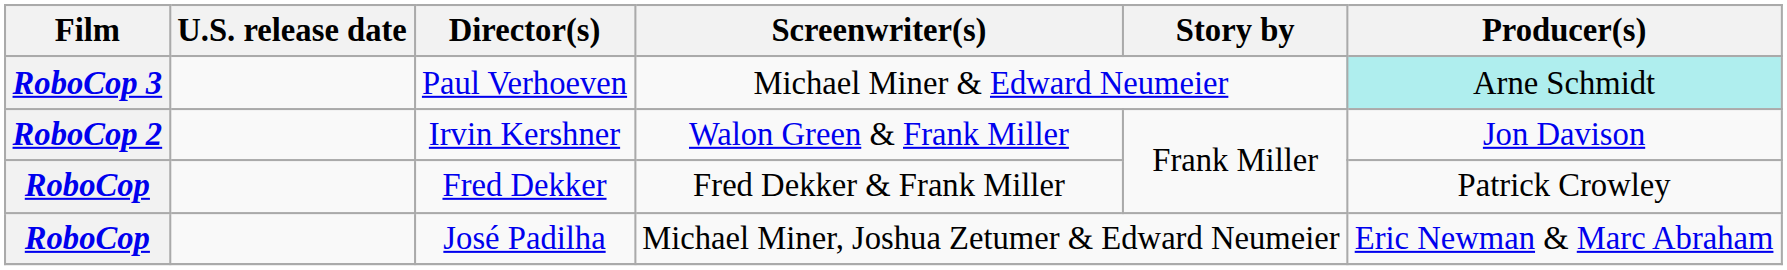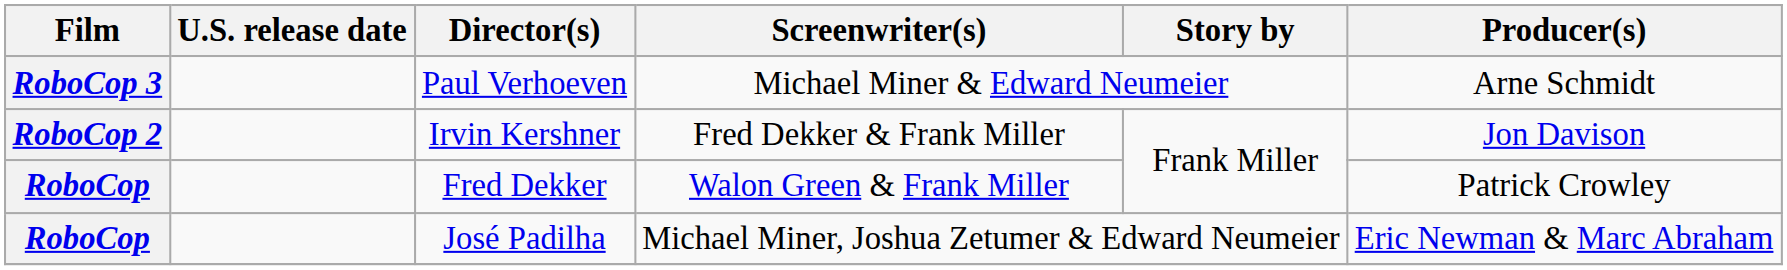(1564, 82) paleturquoise background -> (1564, 82) no background
(879, 133) Walon Green & Frank Miller -> (879, 133) Fred Dekker & Frank Miller
(879, 185) Fred Dekker & Frank Miller -> (879, 185) Walon Green & Frank Miller
